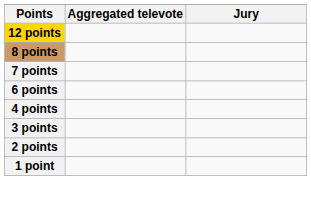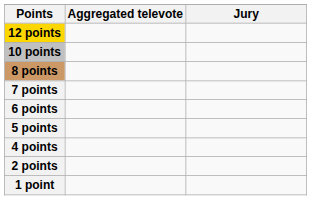+ row: (35, 52)
+ row: (35, 128)
- row: (35, 128)
